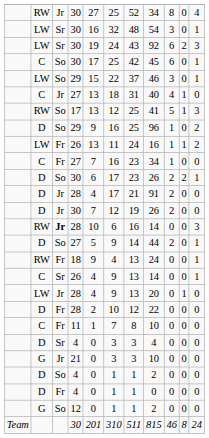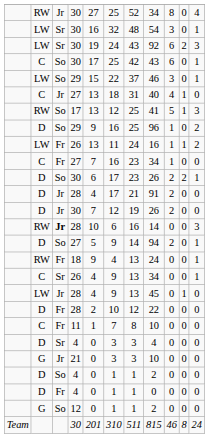(154, 62) 45 -> (154, 62) 43
(154, 243) 44 -> (154, 243) 94
(154, 276) 14 -> (154, 276) 34
(154, 293) 20 -> (154, 293) 45
